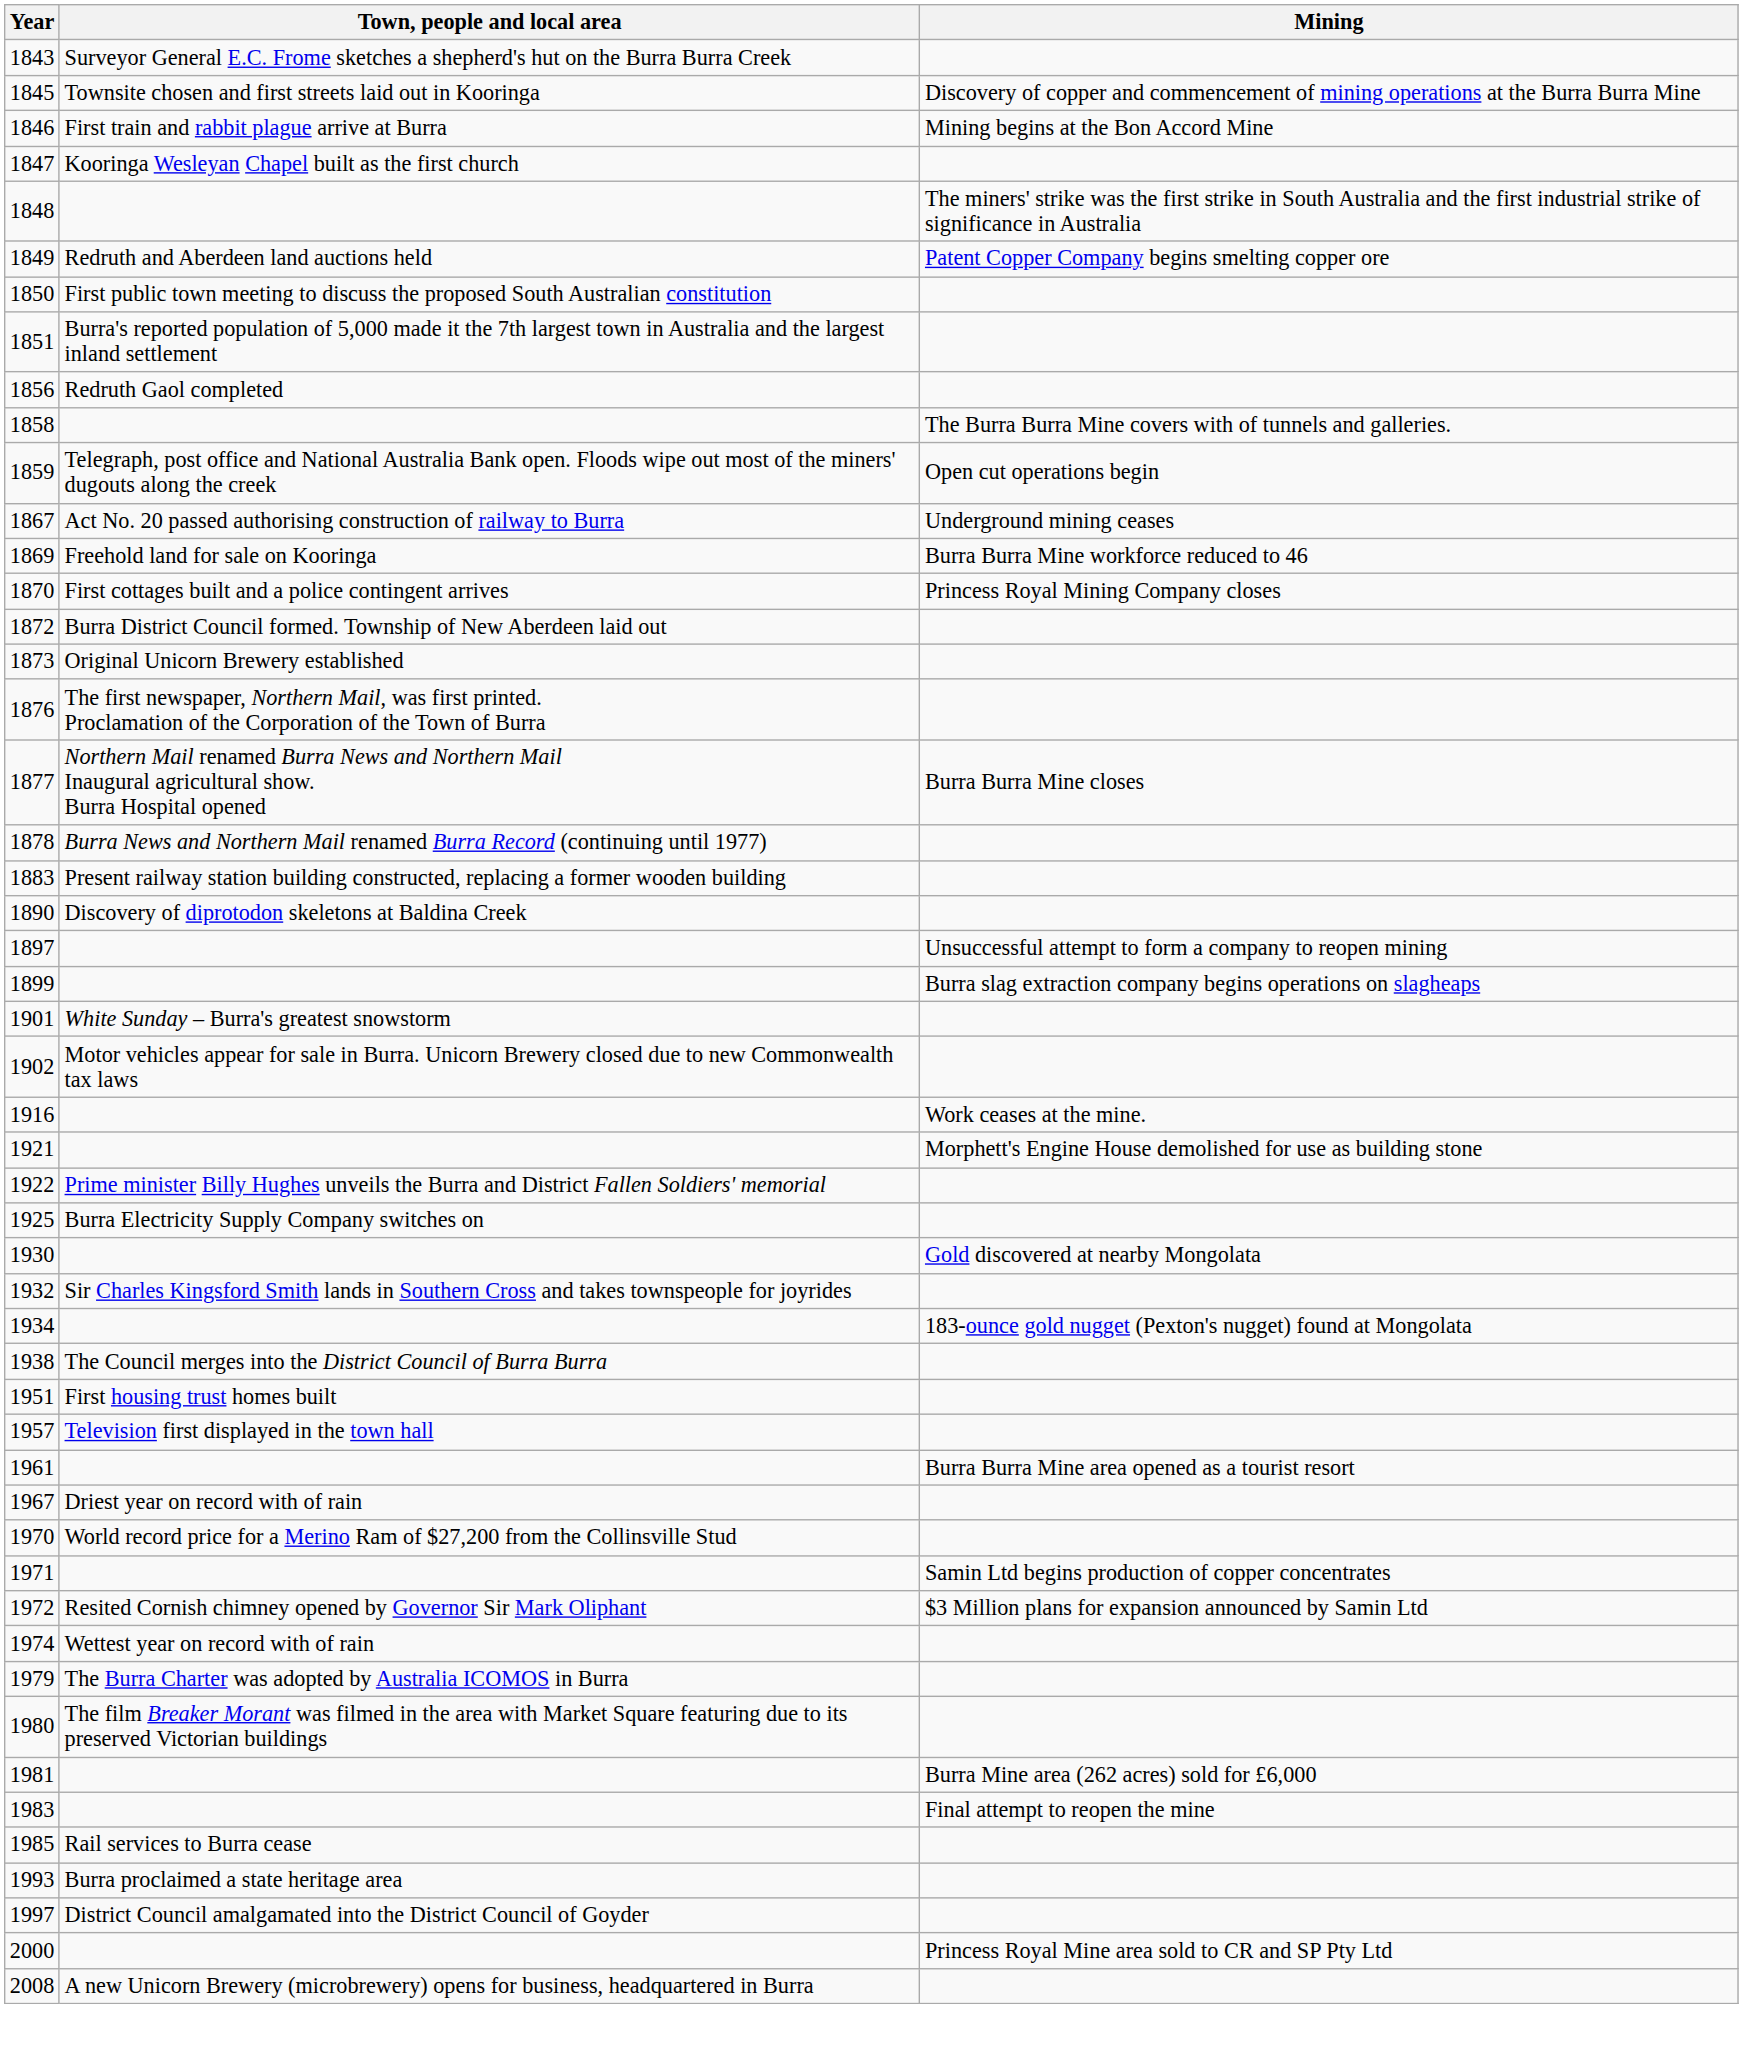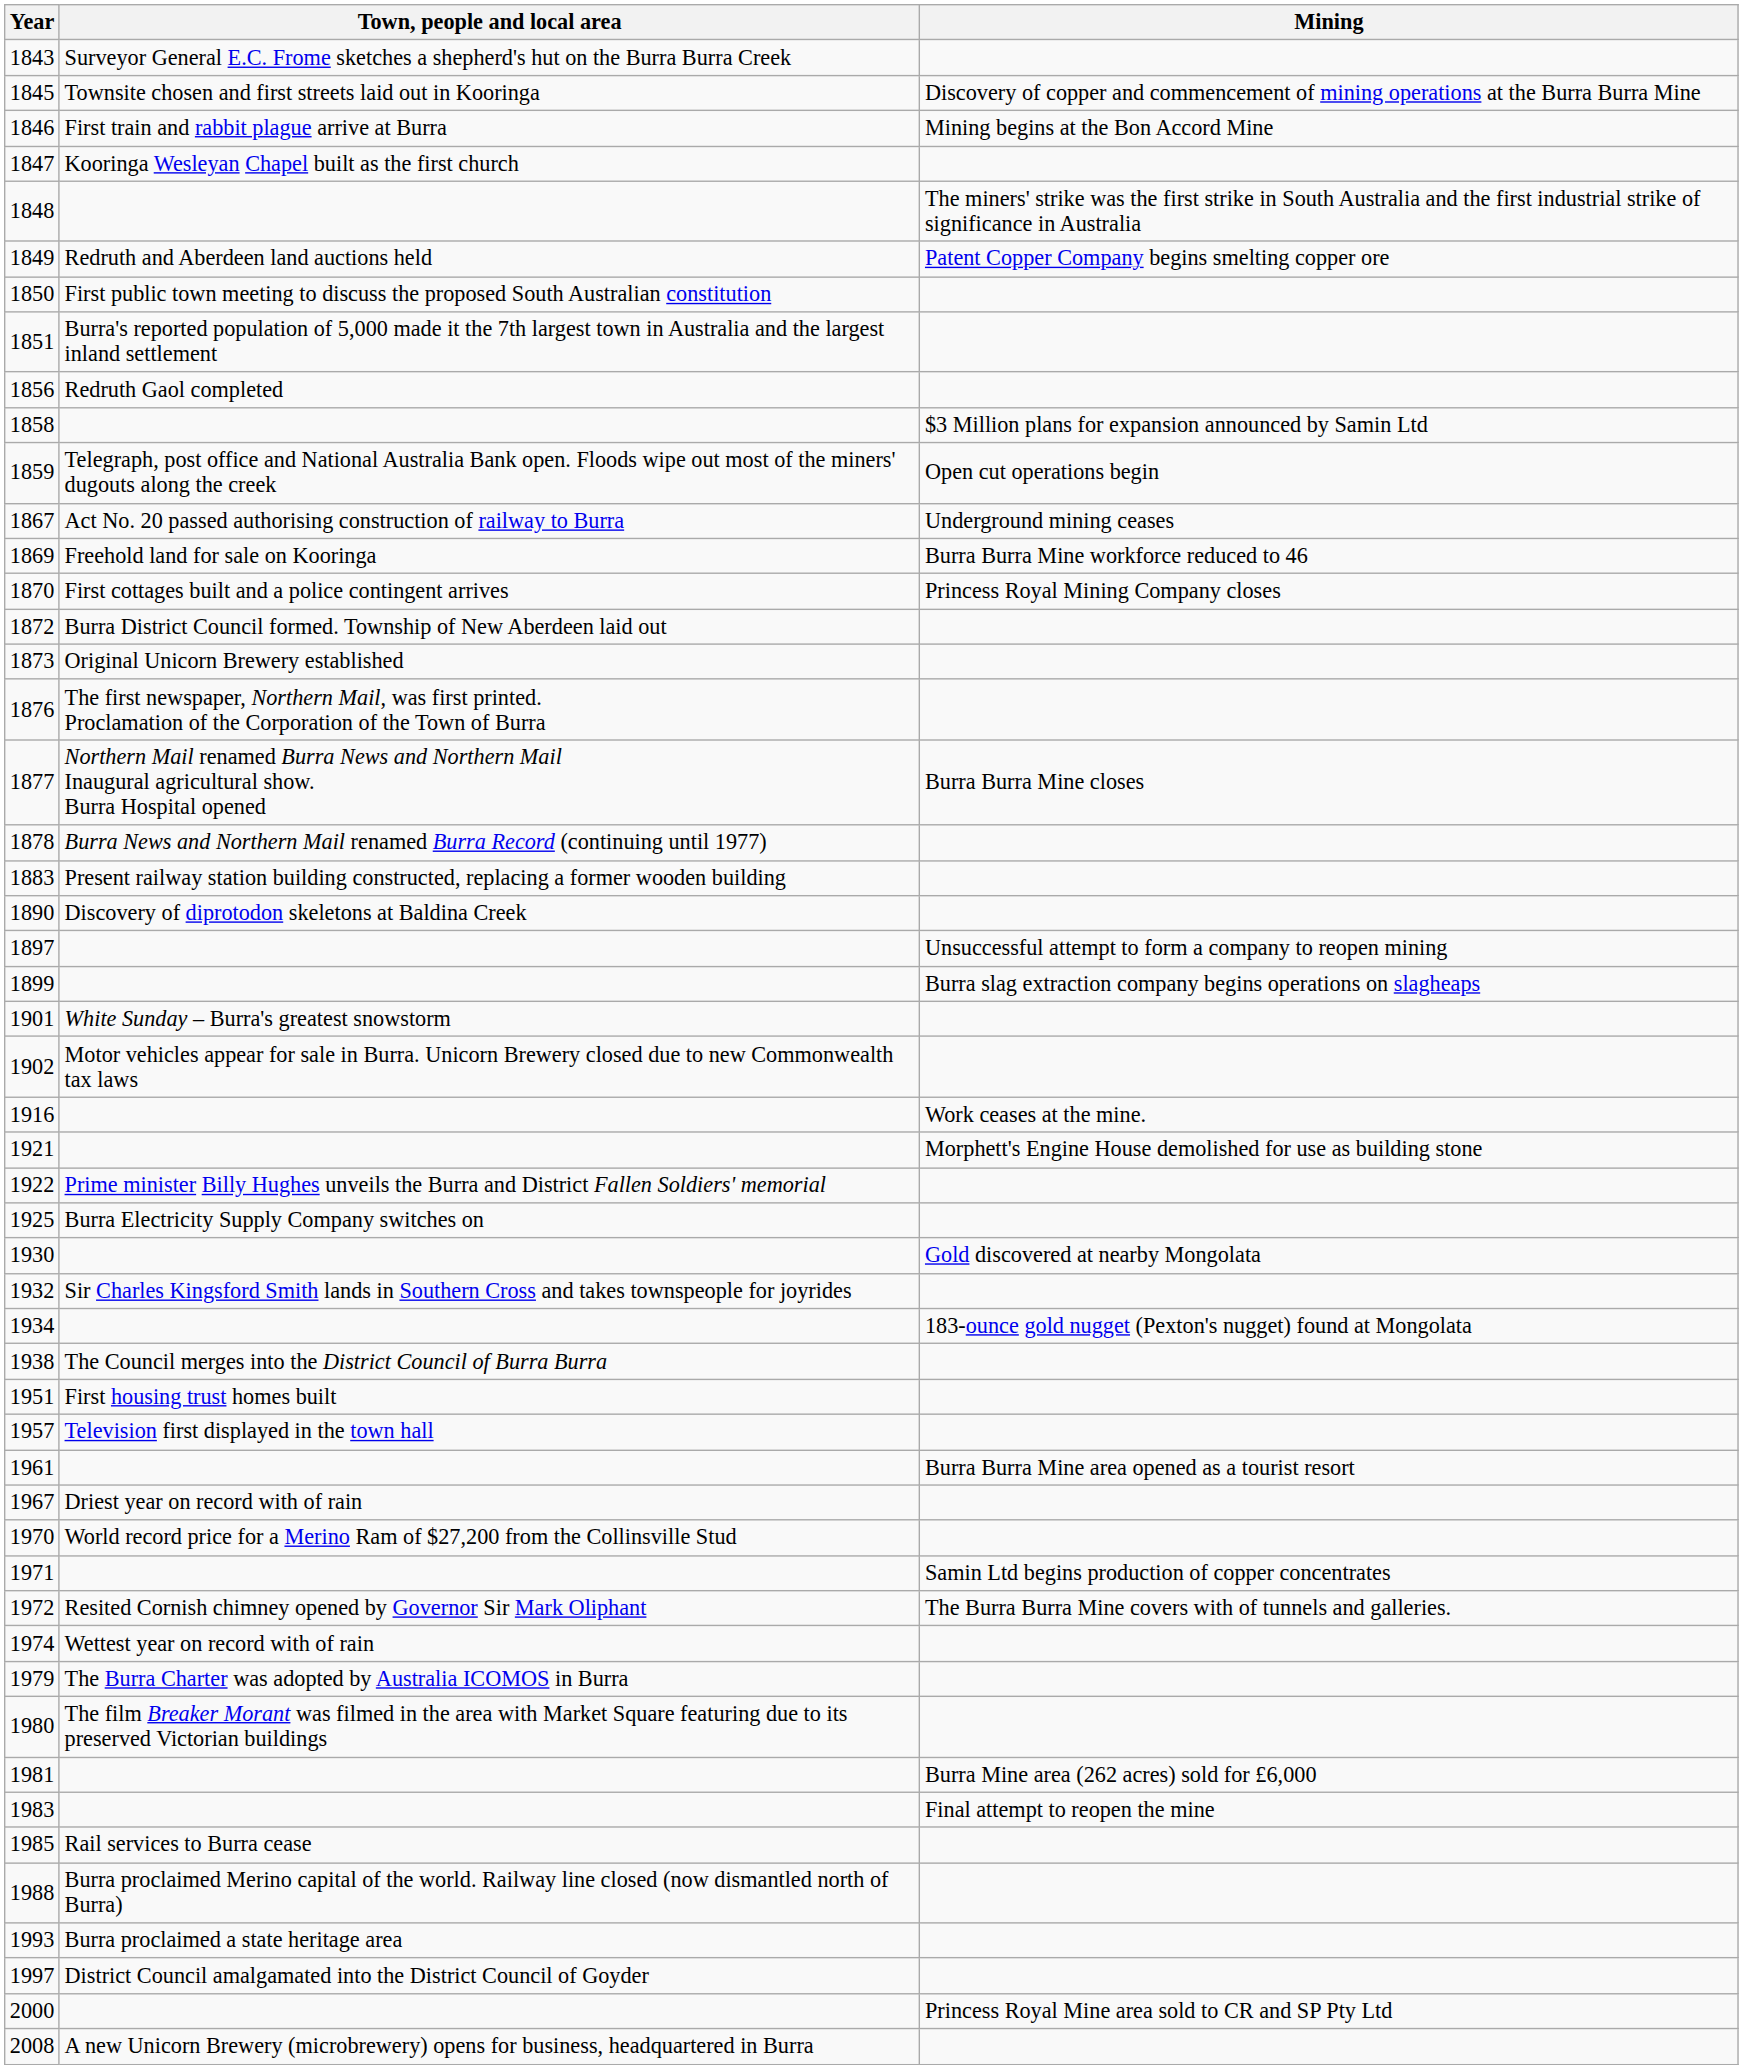(1188, 424) The Burra Burra Mine covers with of tunnels and galleries. -> (1176, 424) $3 Million plans for expansion announced by Samin Ltd
(1176, 1608) $3 Million plans for expansion announced by Samin Ltd -> (1188, 1608) The Burra Burra Mine covers with of tunnels and galleries.
+ row: (32, 1892)
